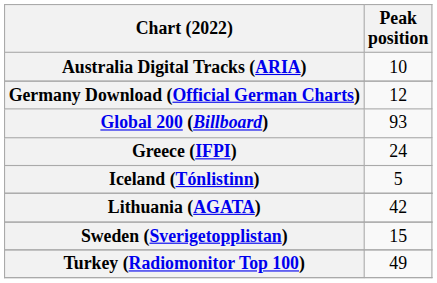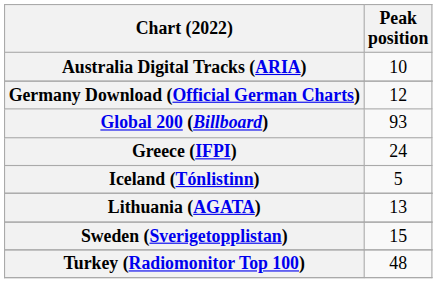(398, 207) 42 -> (398, 207) 13
(398, 263) 49 -> (398, 263) 48
